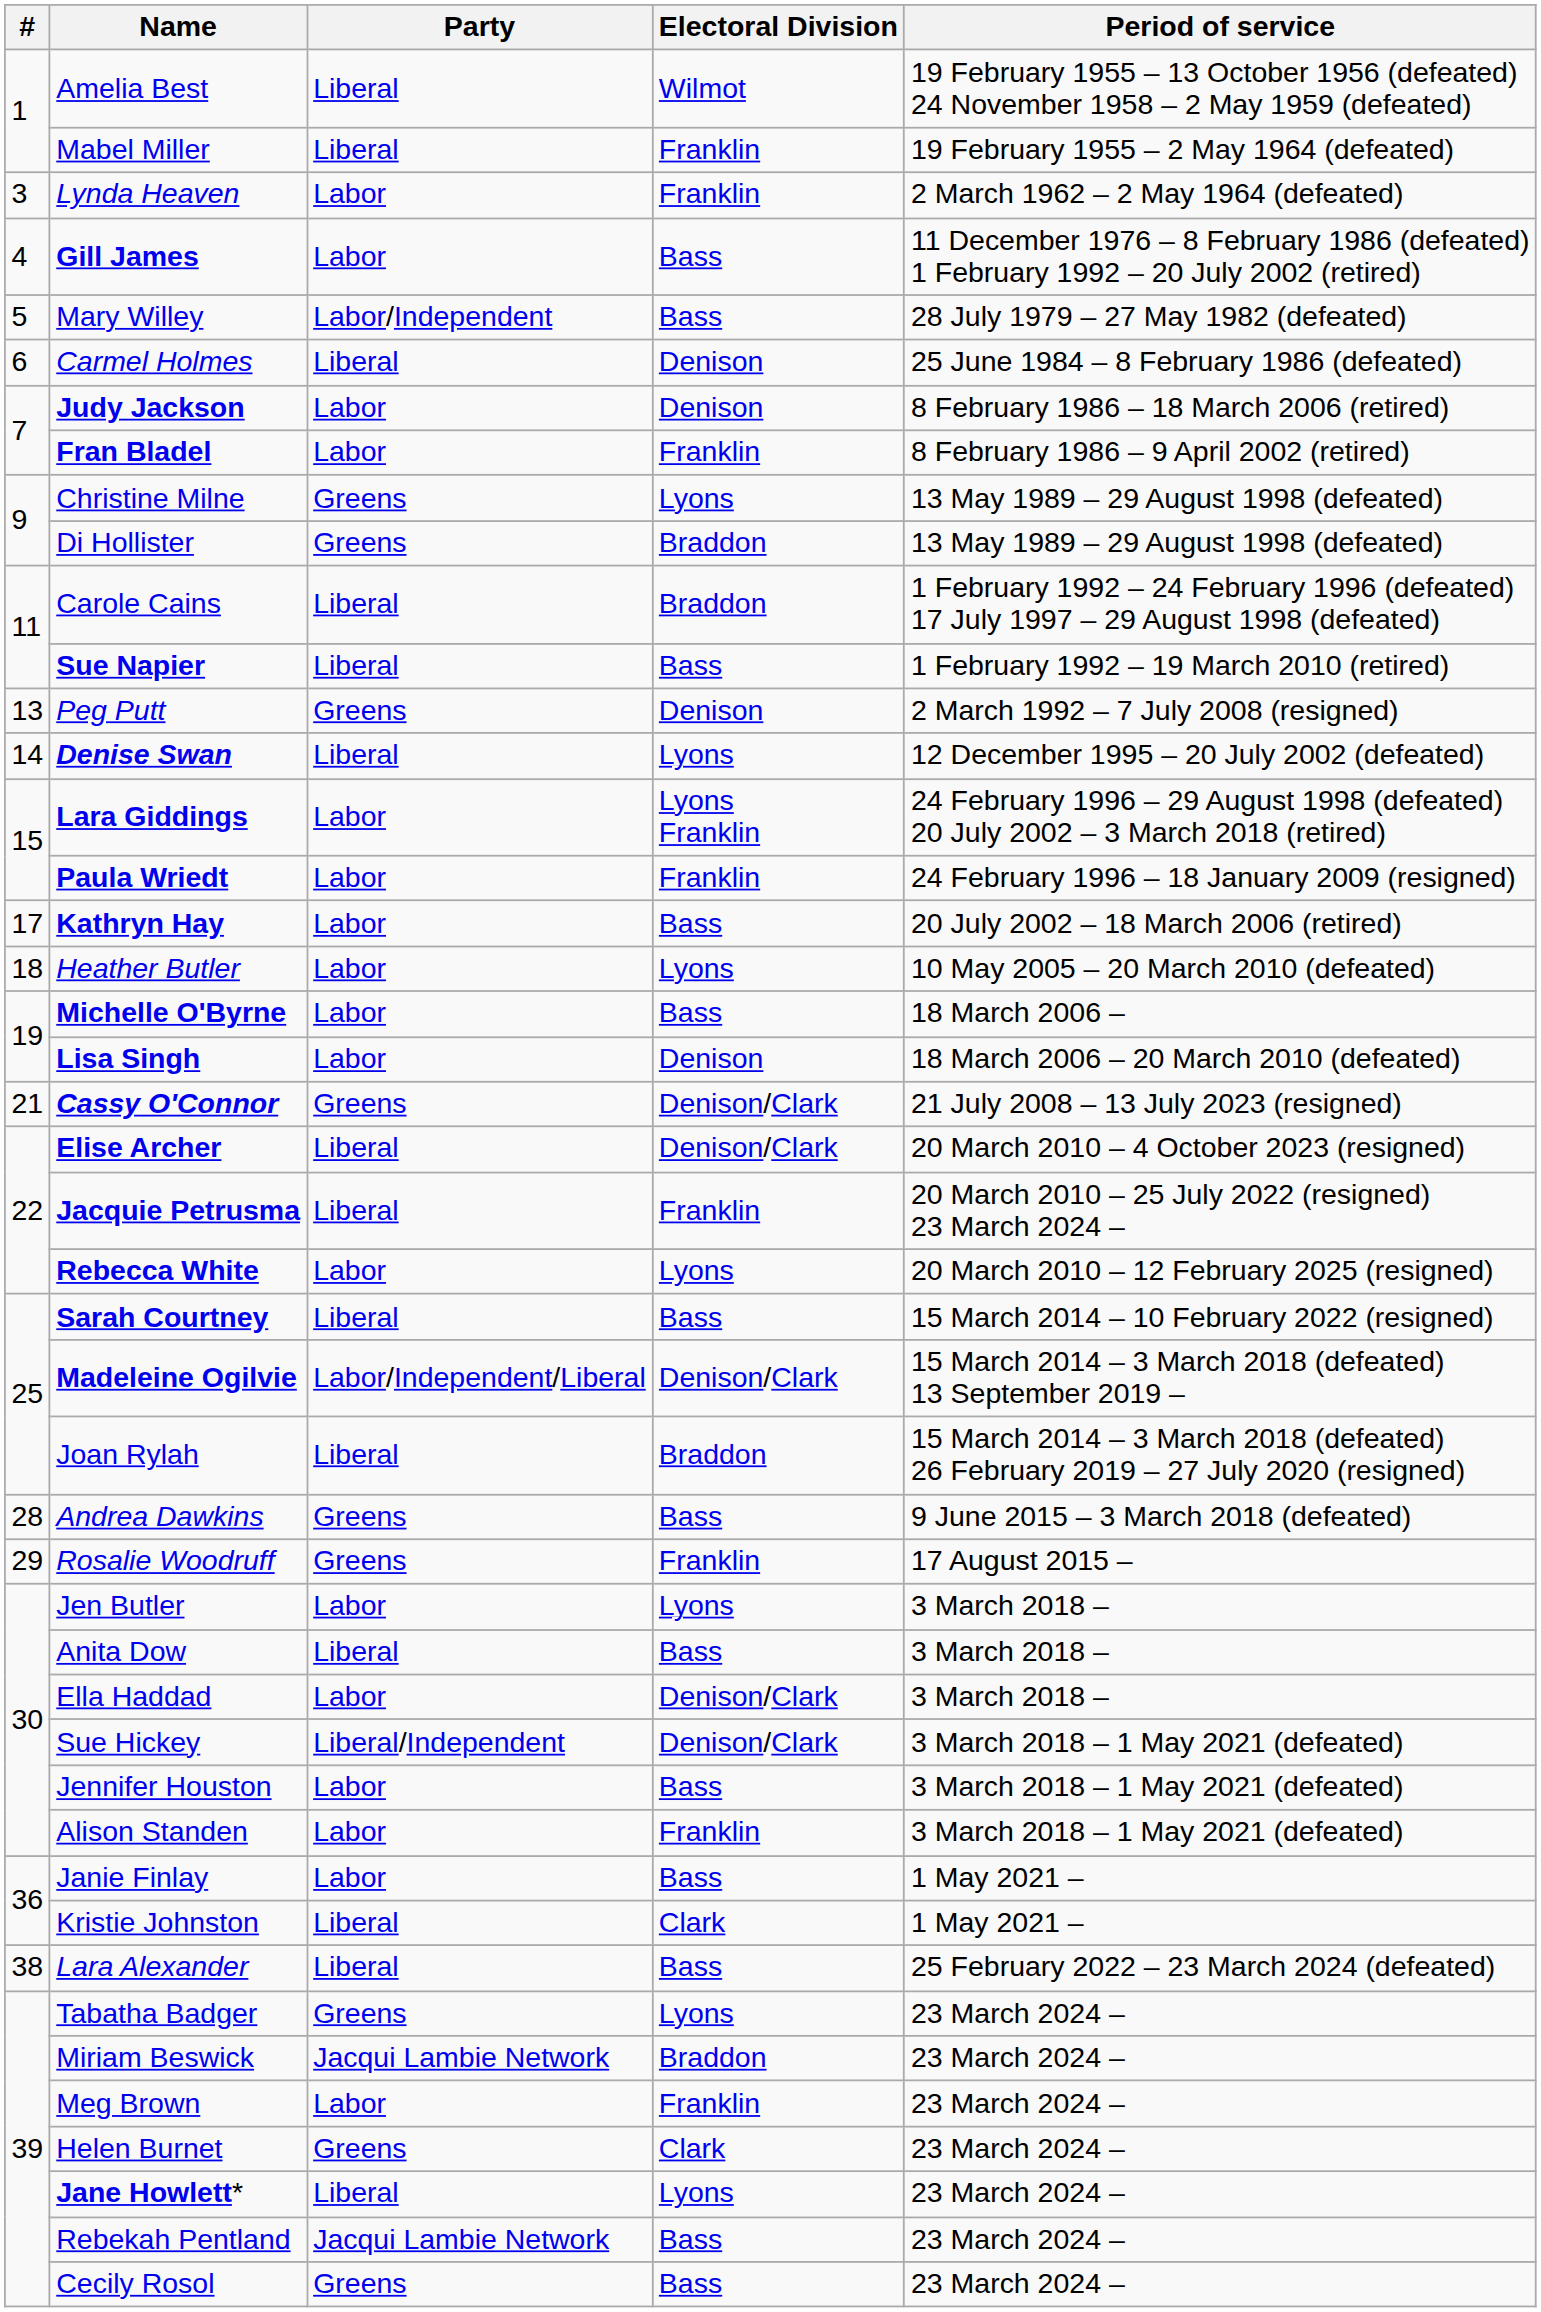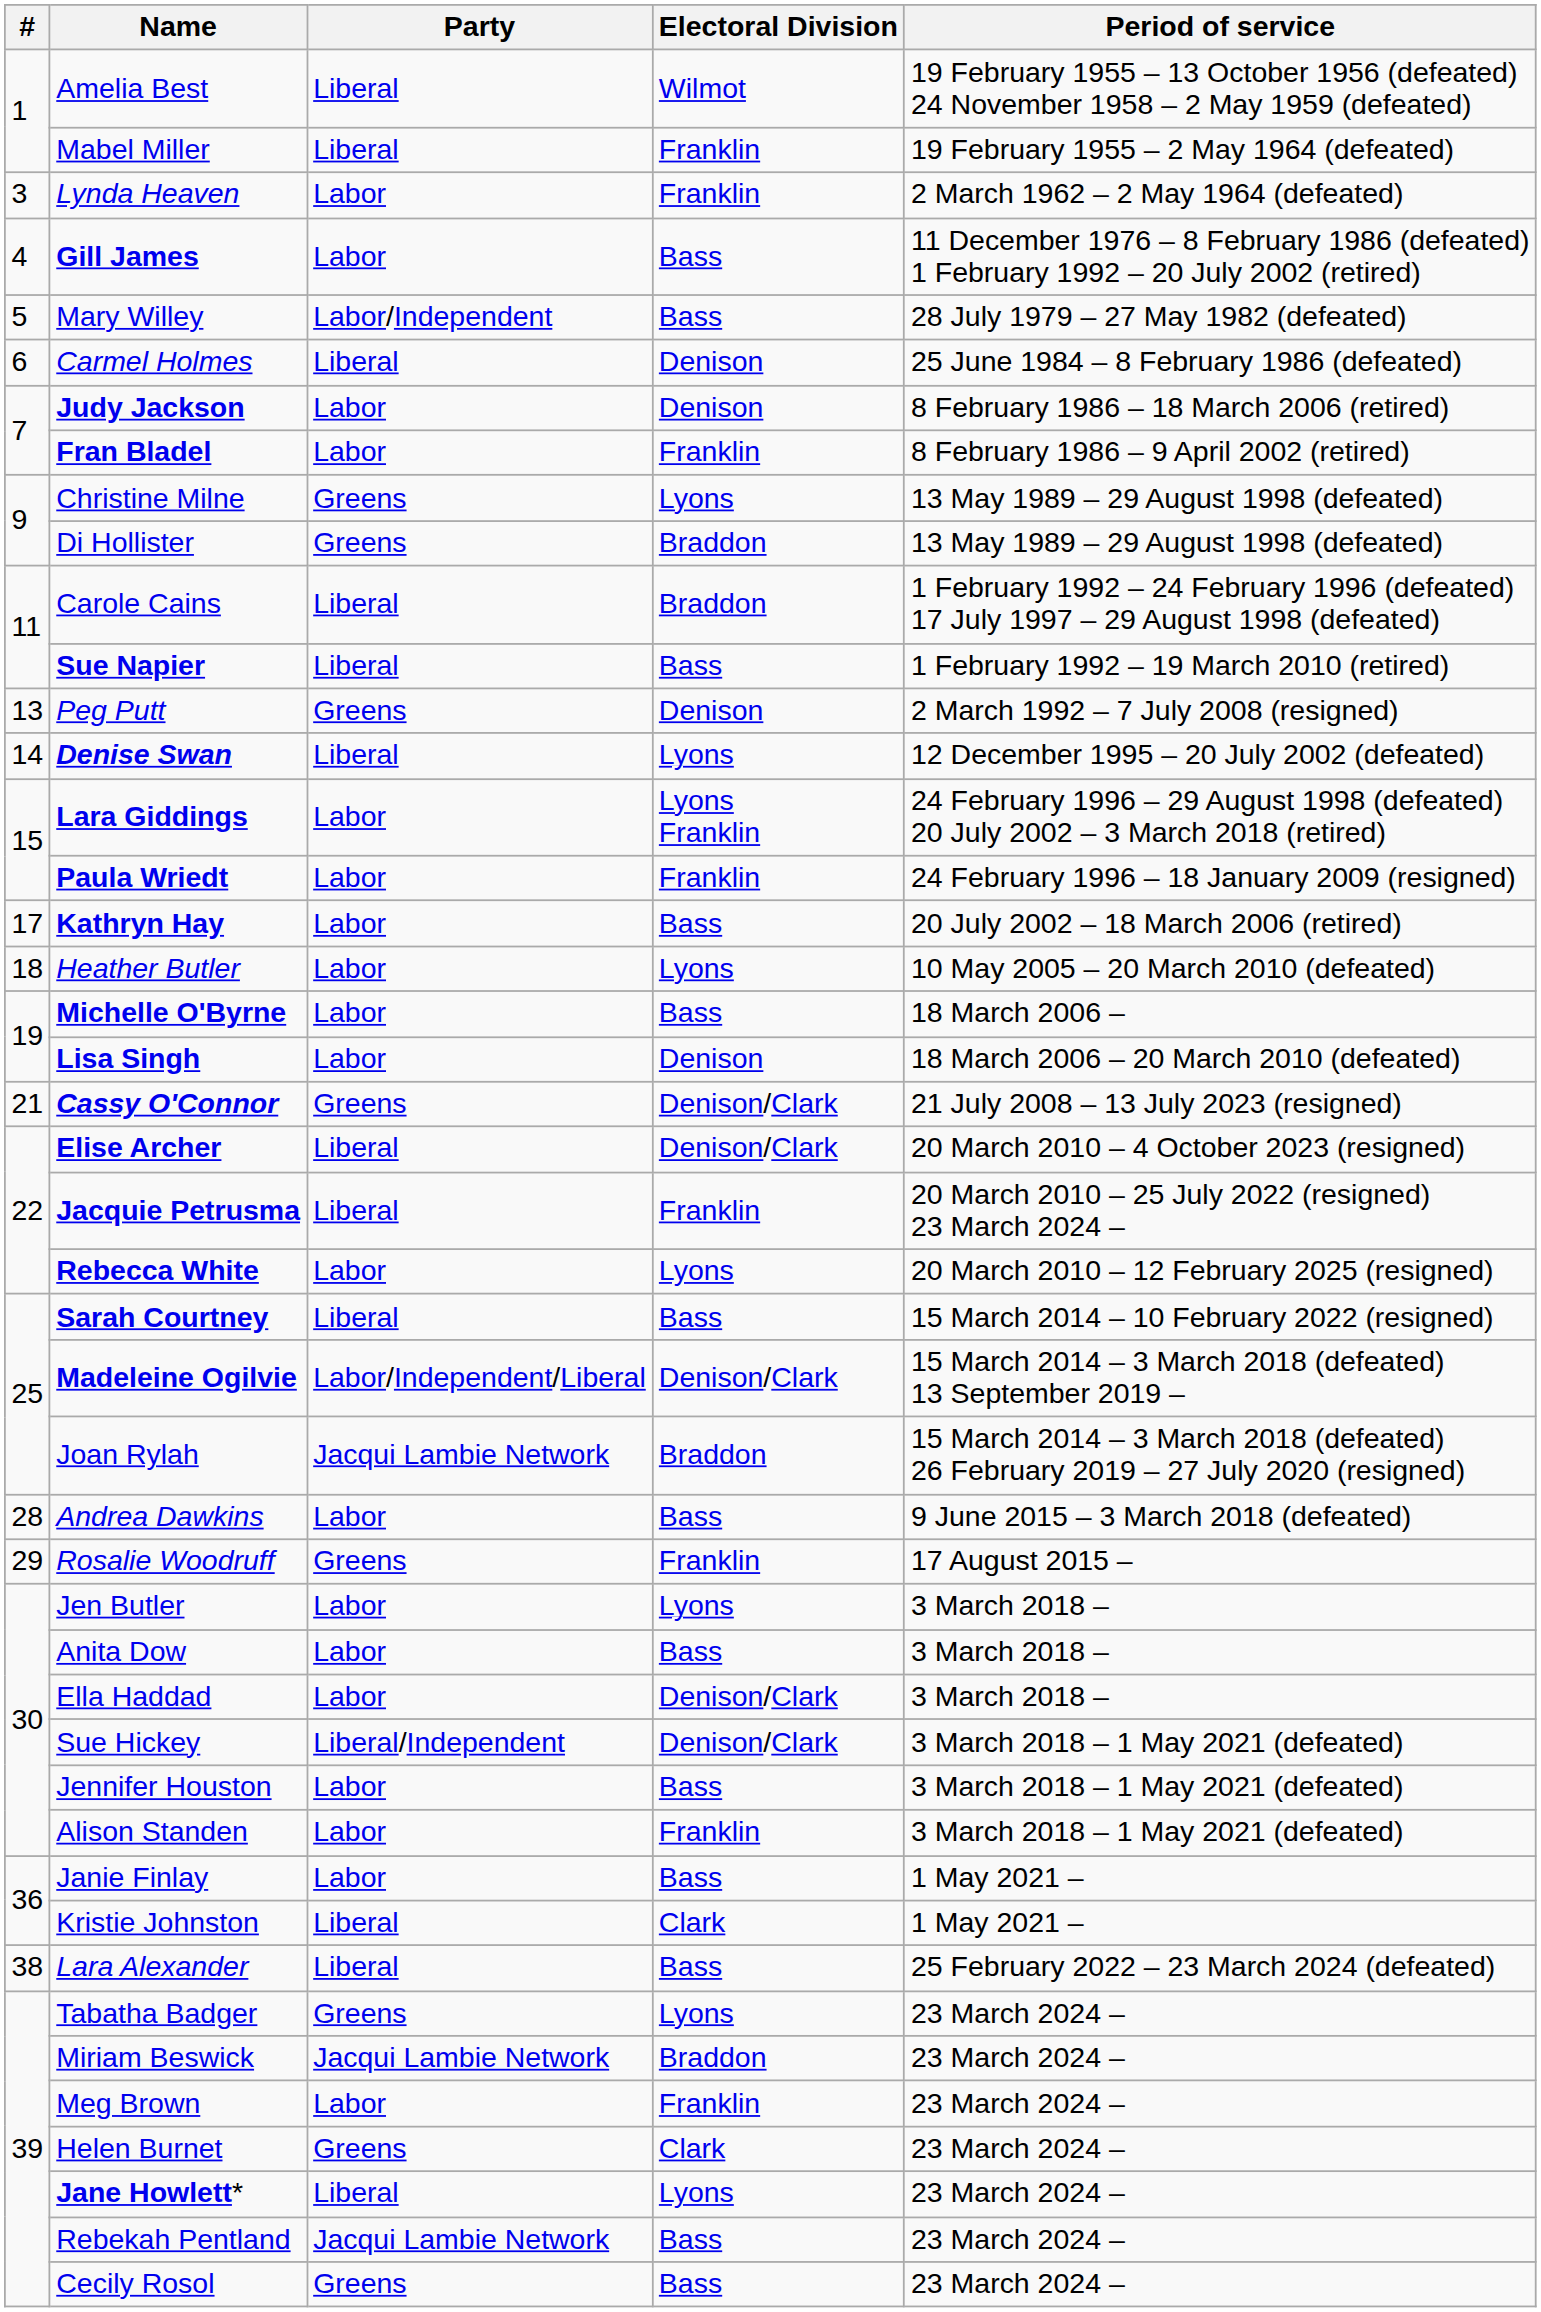(356, 1454) Liberal -> (461, 1454) Jacqui Lambie Network
(360, 1516) Greens -> (350, 1516) Labor
(356, 1651) Liberal -> (350, 1651) Labor
